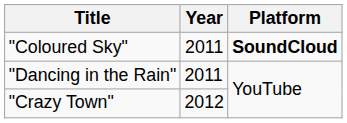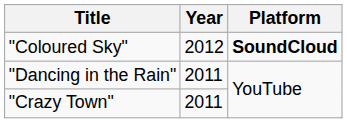(204, 46) 2011 -> (204, 46) 2012
(204, 103) 2012 -> (204, 103) 2011
